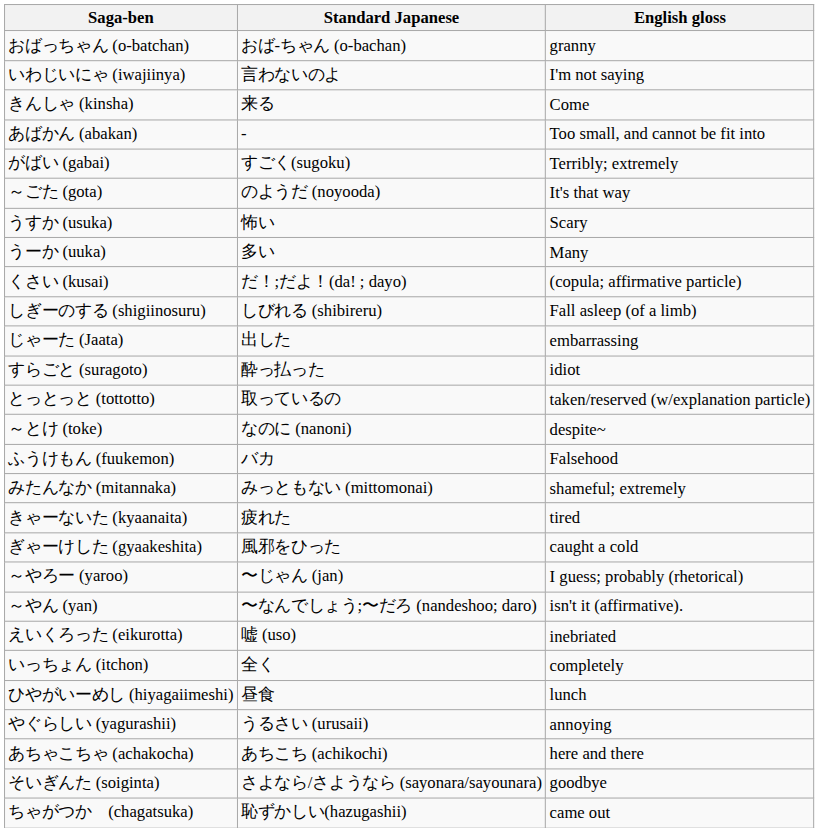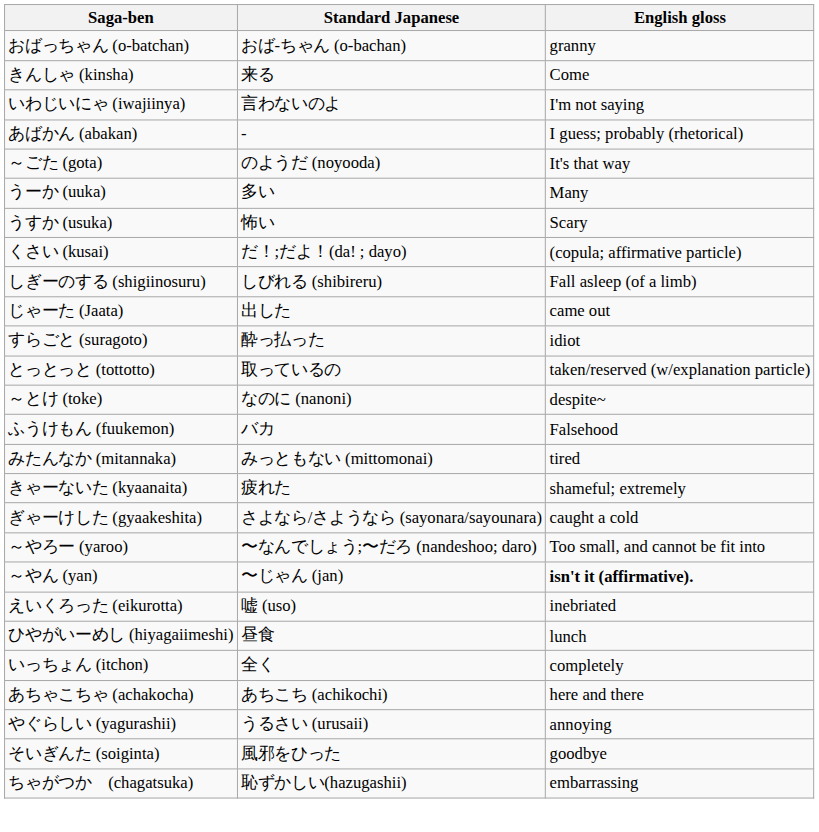rows swapped: (97, 74) <-> (71, 104)
(657, 134) Too small, and cannot be fit into -> (646, 134) I guess; probably (rhetorical)
- row: (59, 163)
rows swapped: (57, 251) <-> (60, 222)
(594, 340) embarrassing -> (580, 311) came out
(618, 488) shameful; extremely -> (565, 458) tired
(565, 517) tired -> (618, 488) shameful; extremely
(291, 546) 風邪をひった -> (392, 517) さよなら/さようなら (sayonara/sayounara)
(292, 576) 〜じゃん (jan) -> (389, 546) 〜なんでしょう;〜だろ (nandeshoo; daro)
(646, 576) I guess; probably (rhetorical) -> (657, 547) Too small, and cannot be fit into
(389, 605) 〜なんでしょう;〜だろ (nandeshoo; daro) -> (292, 576) 〜じゃん (jan)
(616, 606) normal -> (621, 576) bold
rows swapped: (121, 694) <-> (78, 664)
rows swapped: (92, 723) <-> (101, 753)
(392, 782) さよなら/さようなら (sayonara/sayounara) -> (291, 753) 風邪をひった
(580, 812) came out -> (594, 783) embarrassing
